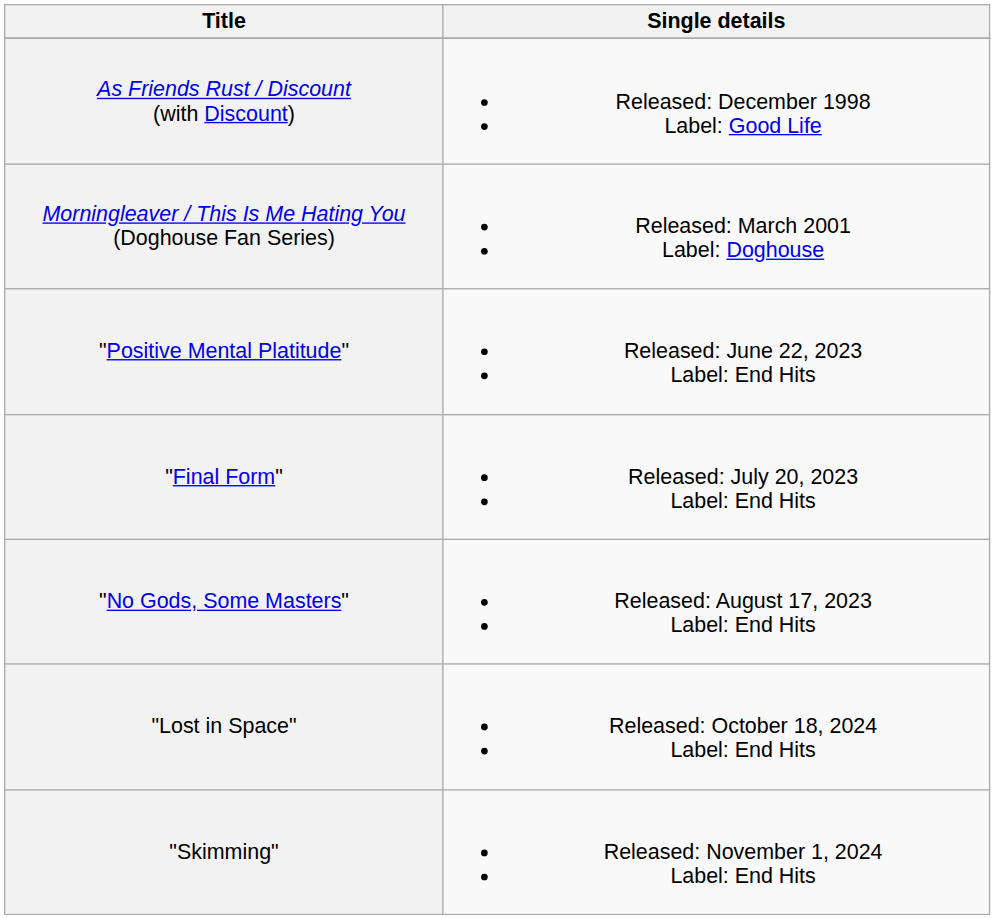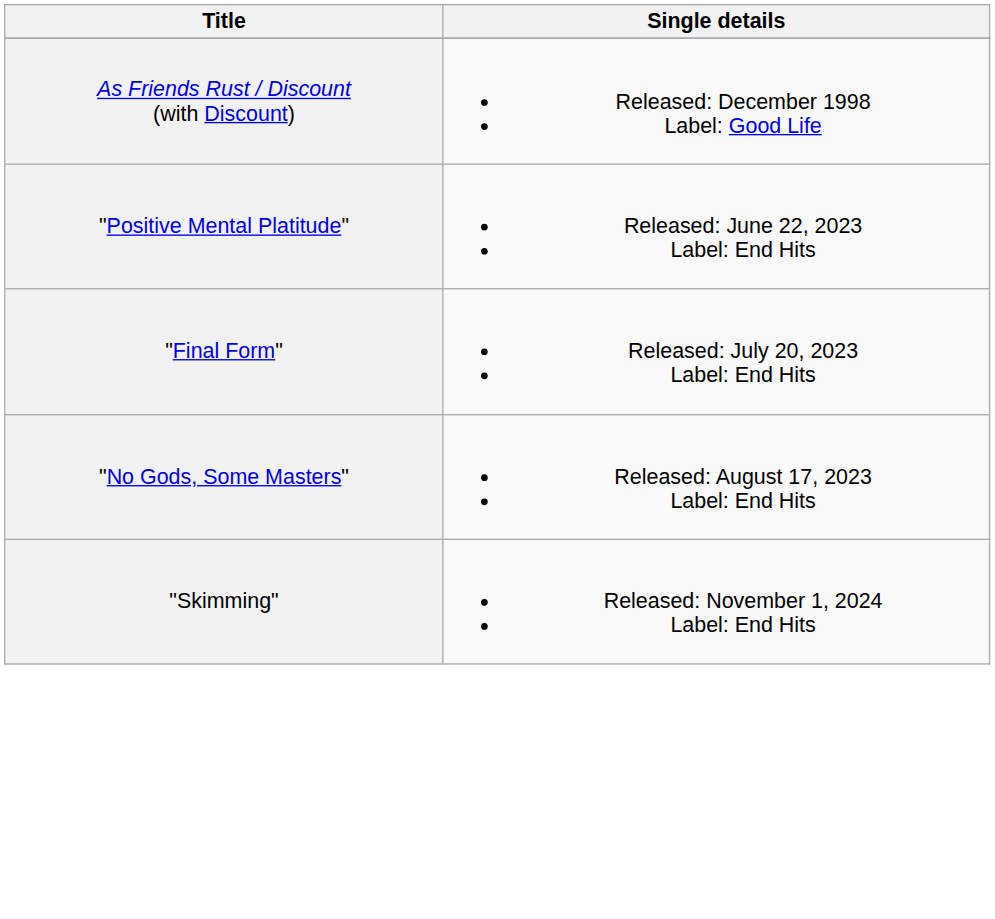- row: (224, 226)
- row: (224, 726)
